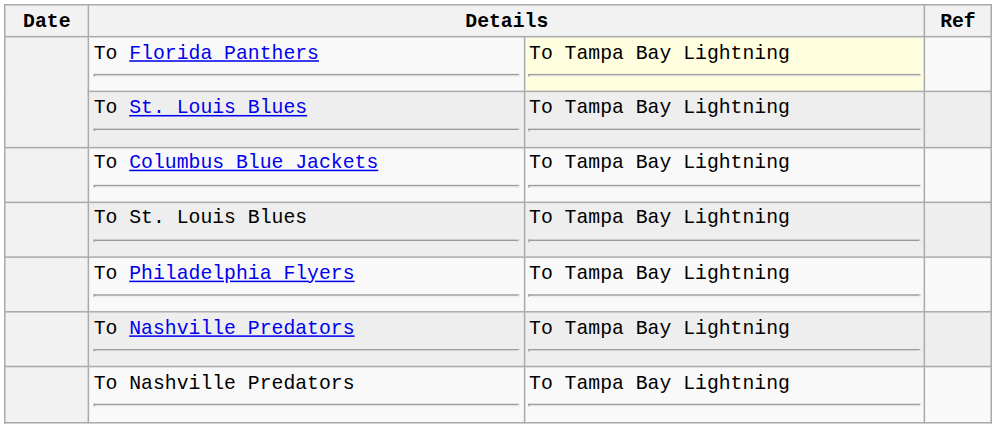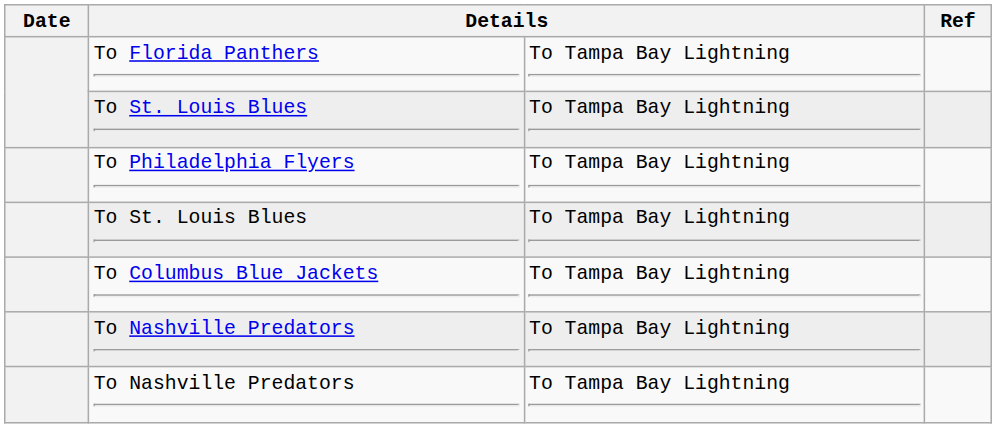(724, 60) lightyellow background -> (724, 60) no background
rows swapped: (47, 284) <-> (47, 174)
